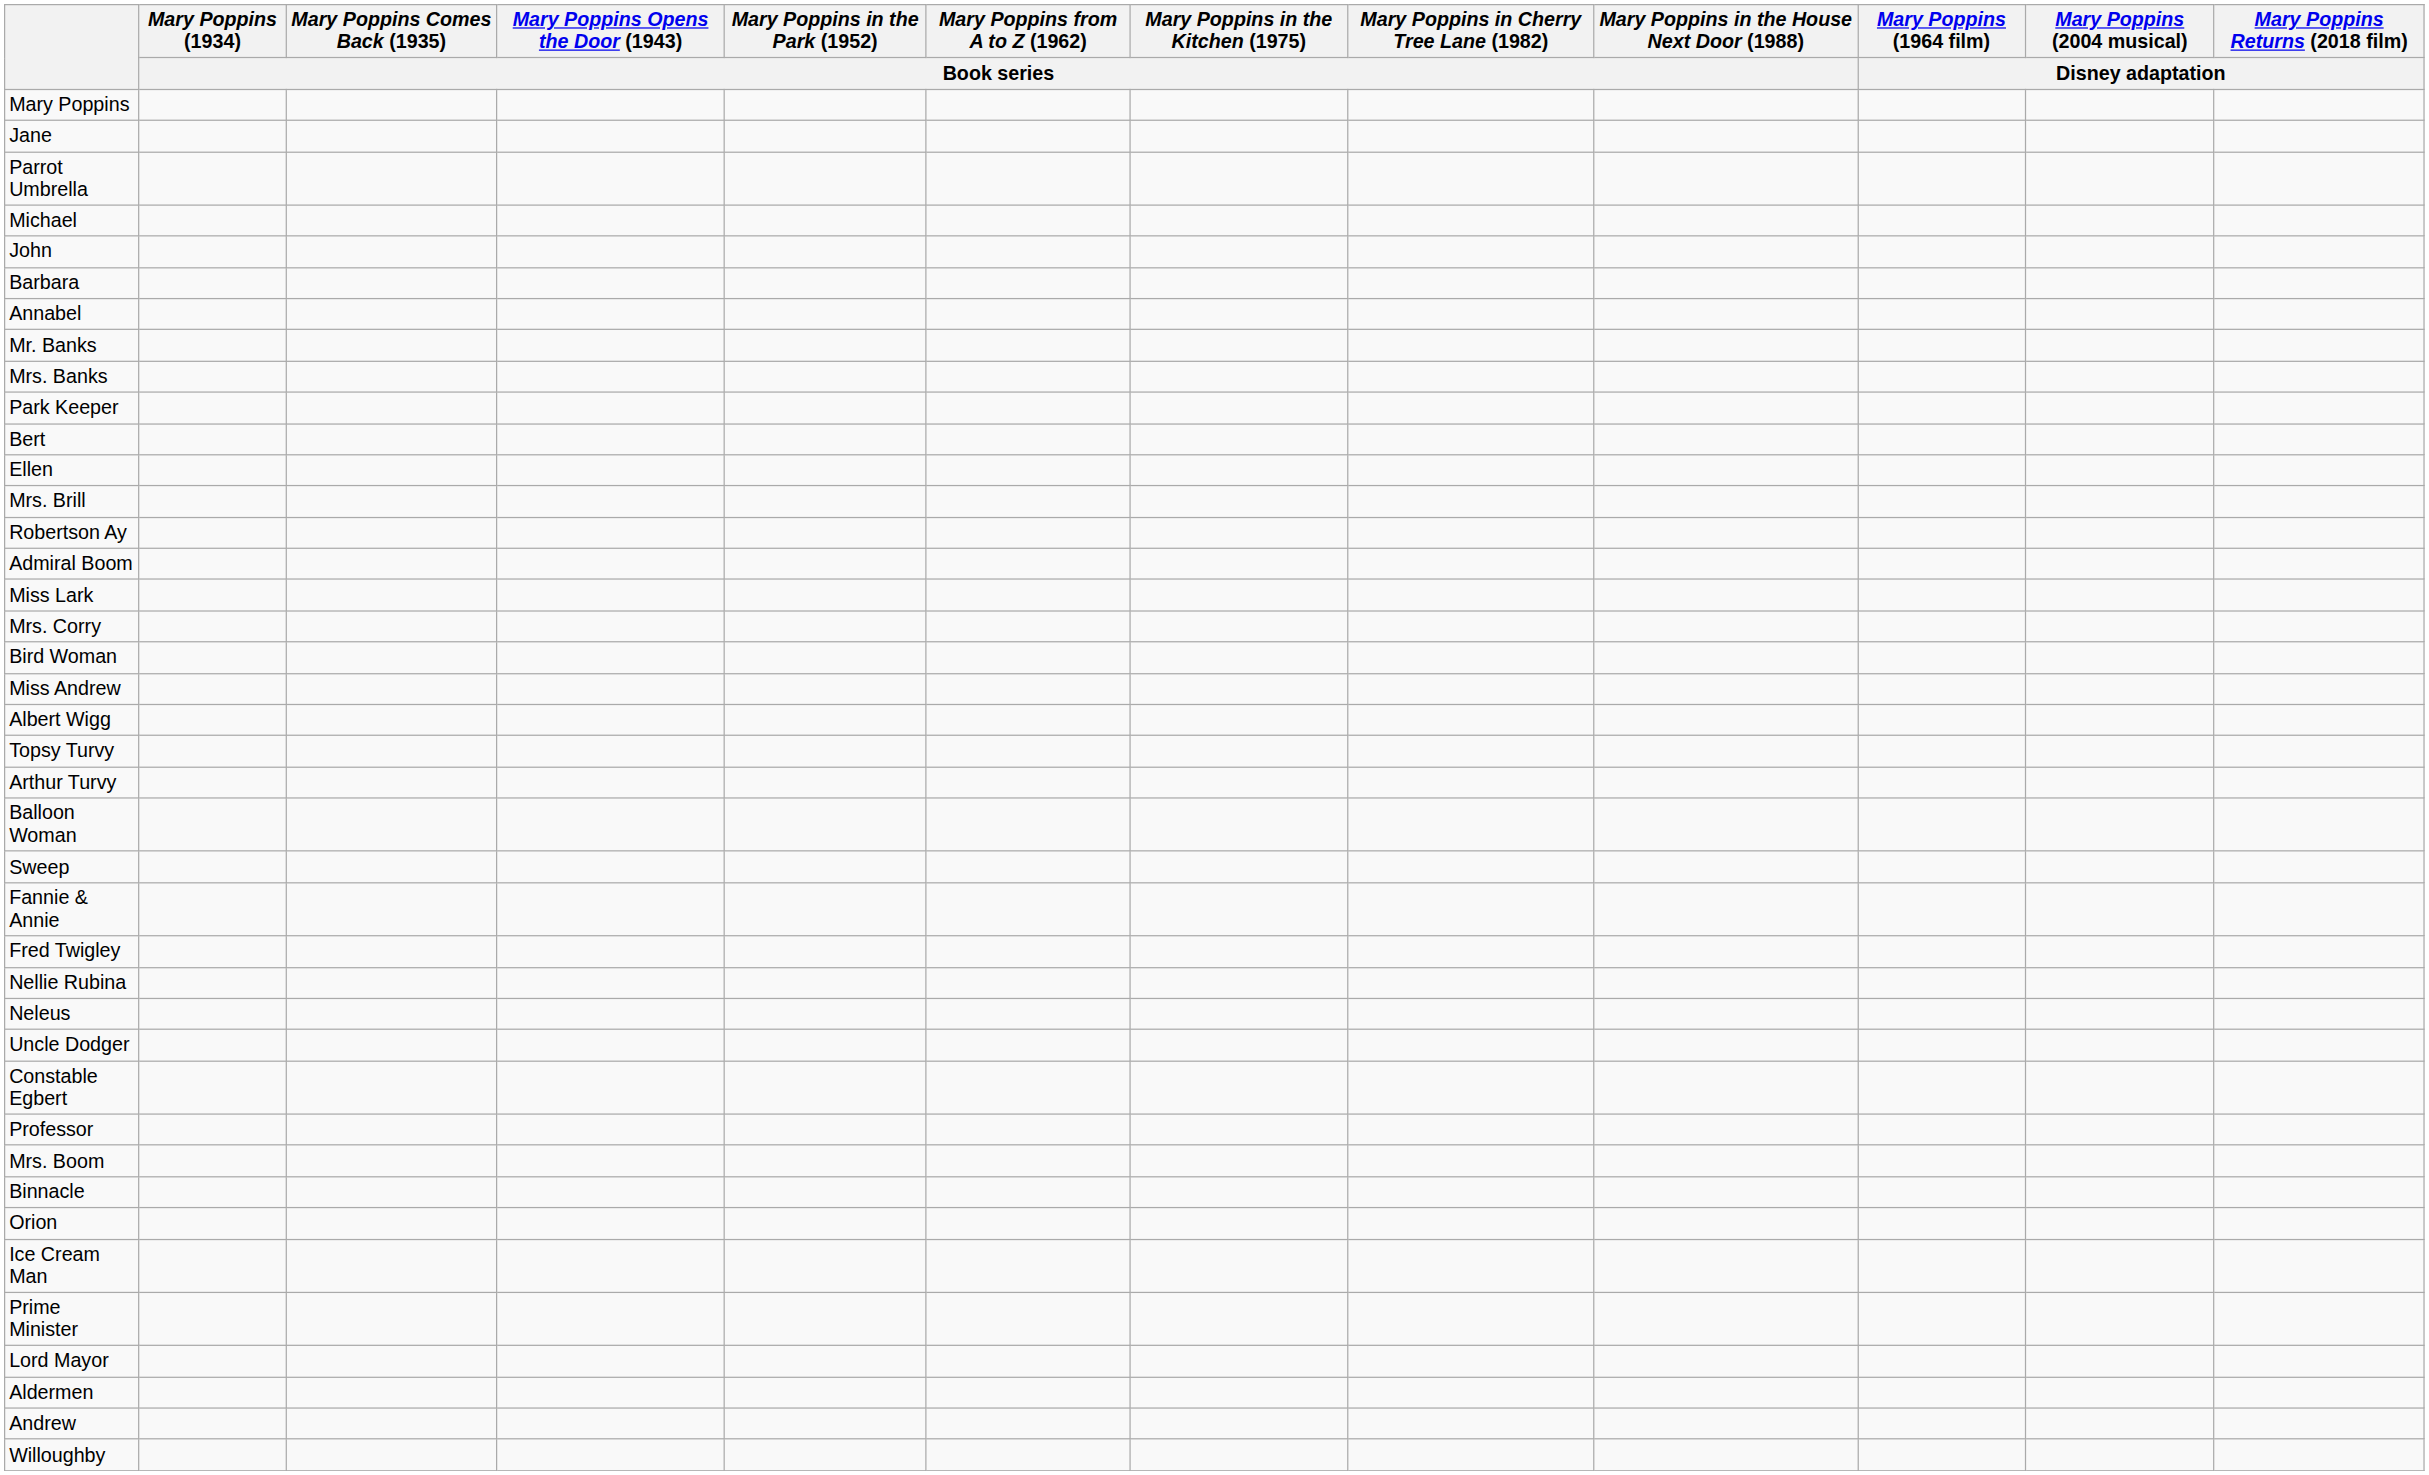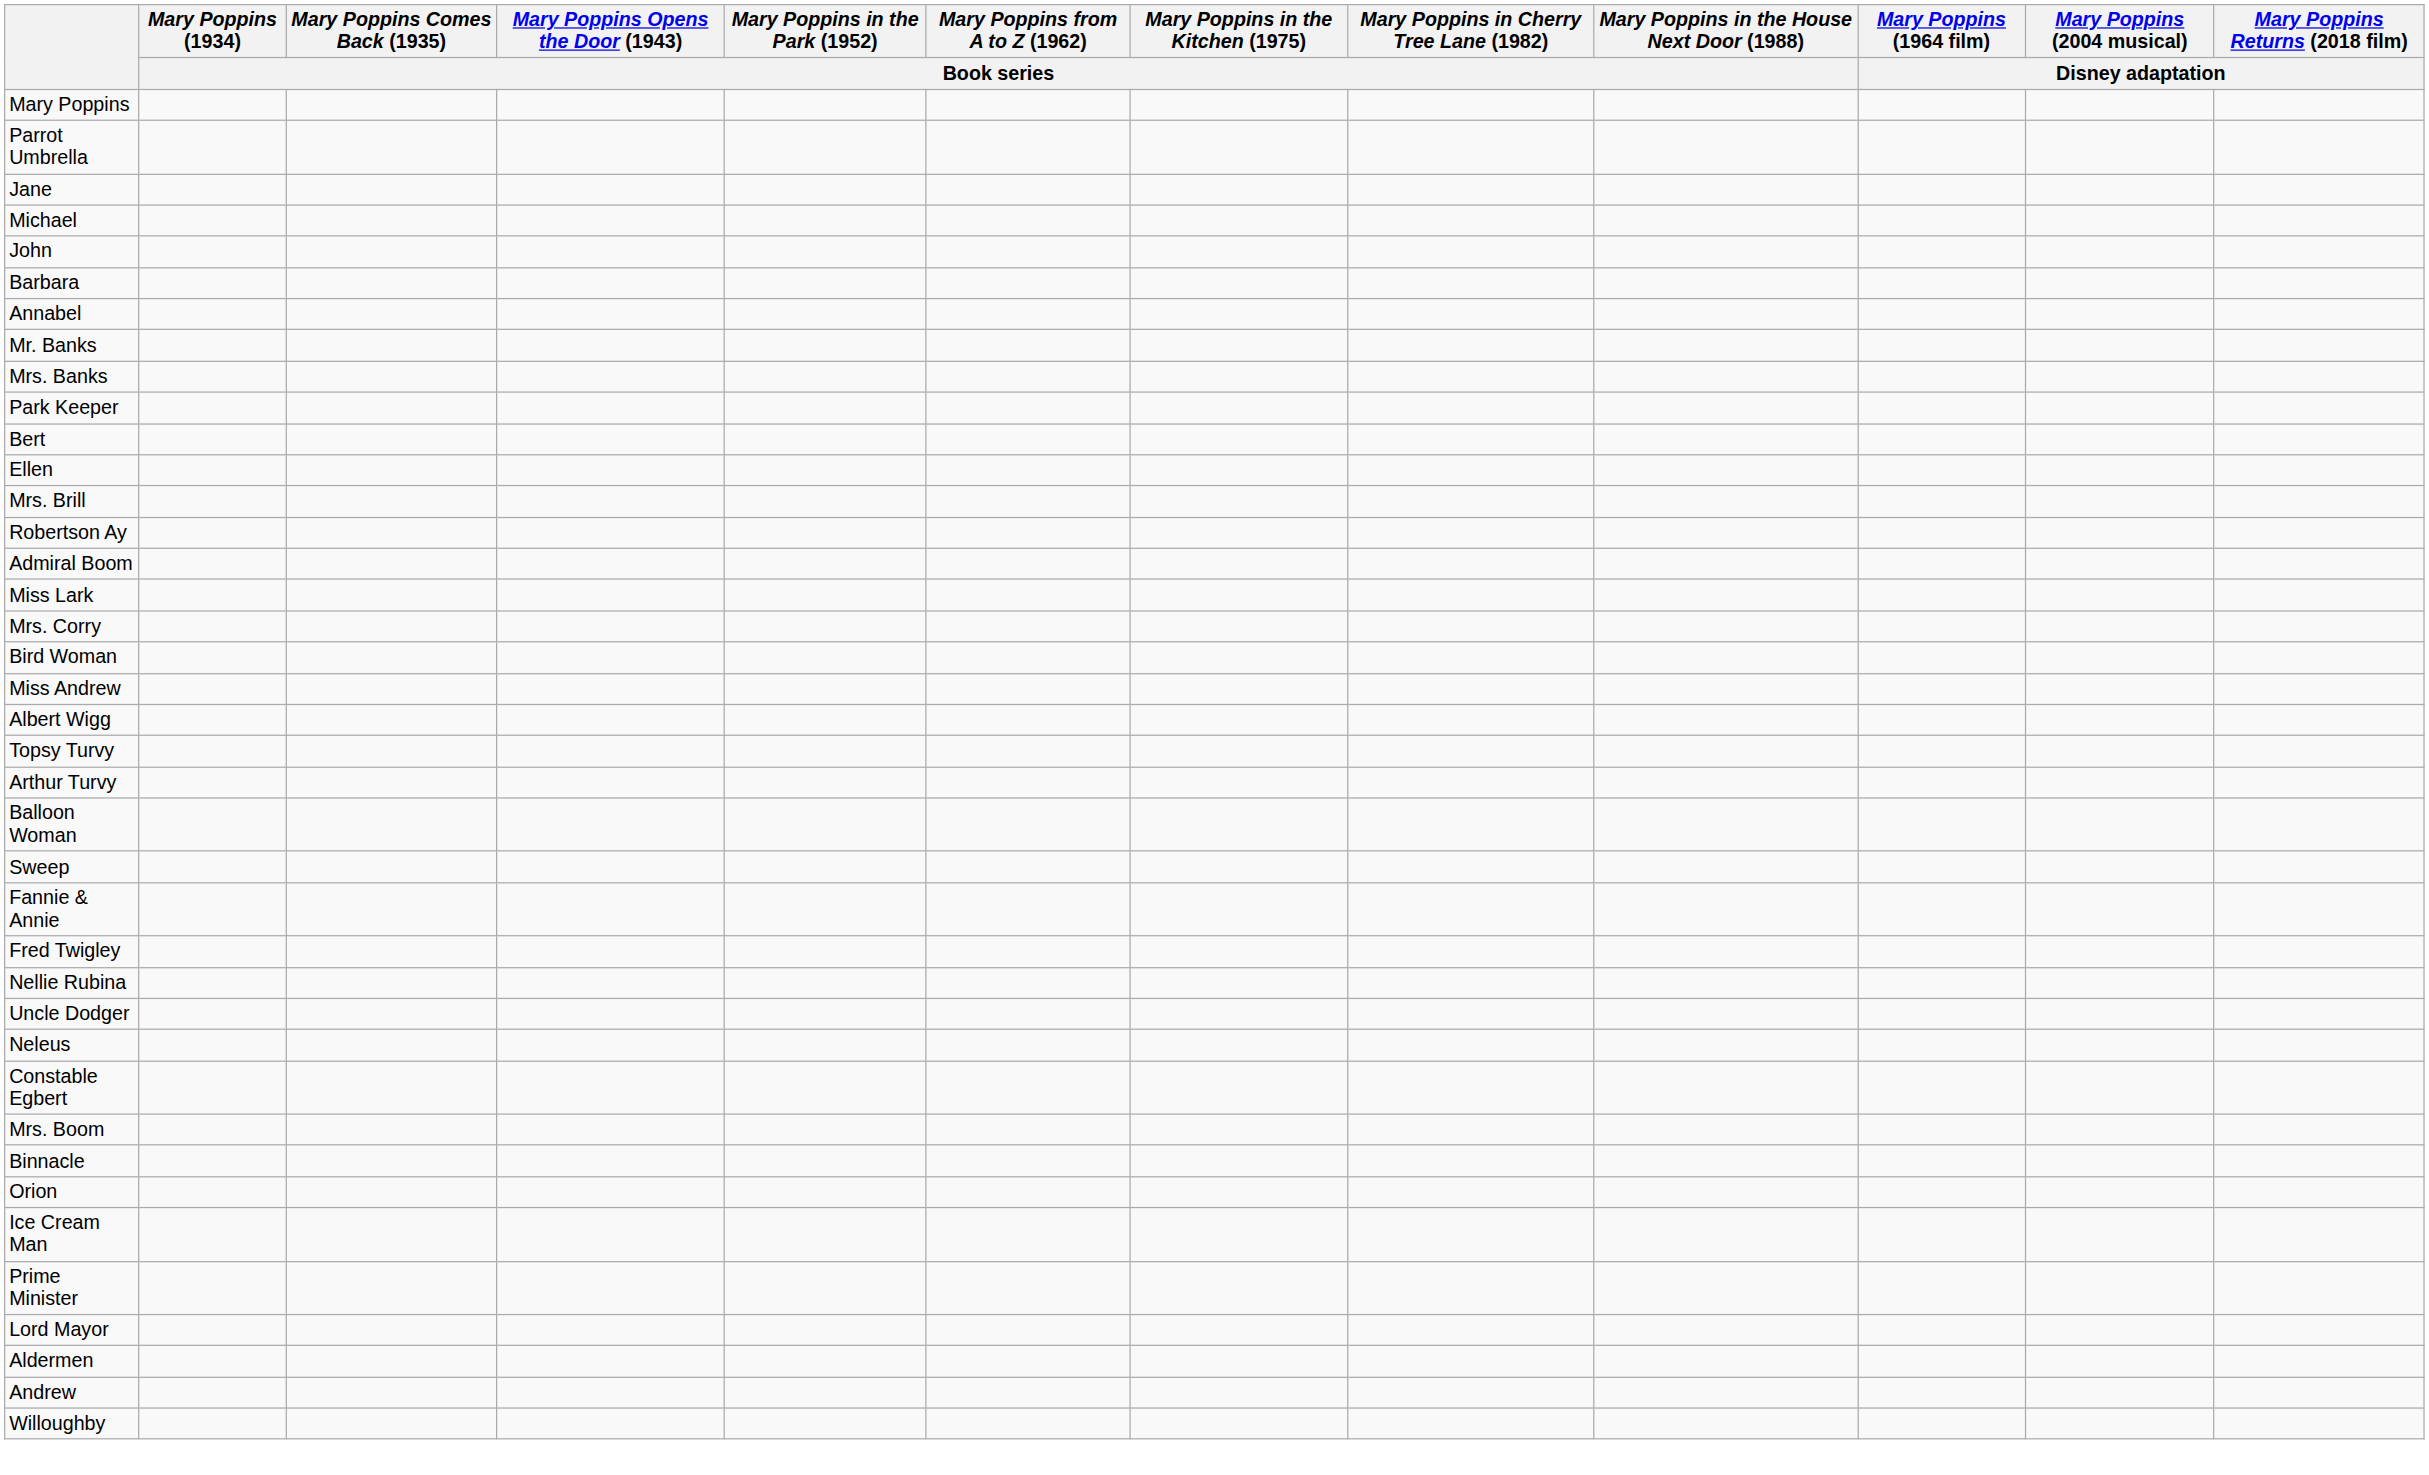rows swapped: (49, 178) <-> (30, 135)
rows swapped: (69, 1045) <-> (40, 1013)
- row: (51, 1129)
